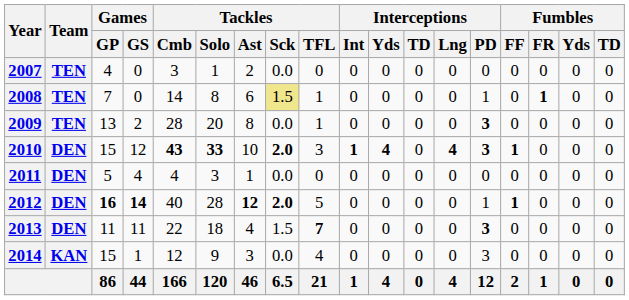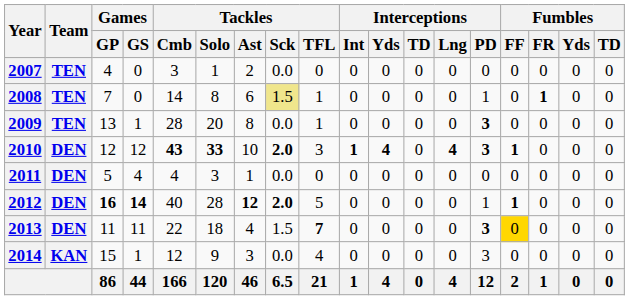(138, 123) 2 -> (138, 123) 1
(108, 149) 15 -> (108, 149) 12
(515, 228) no background -> (515, 228) gold background
